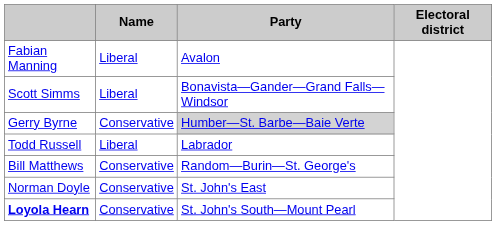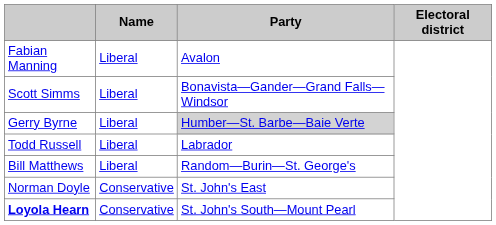(137, 123) Conservative -> (118, 123) Liberal
(137, 166) Conservative -> (118, 166) Liberal
